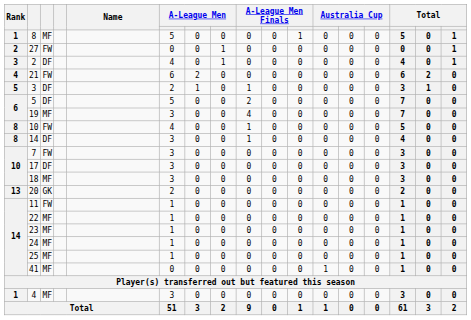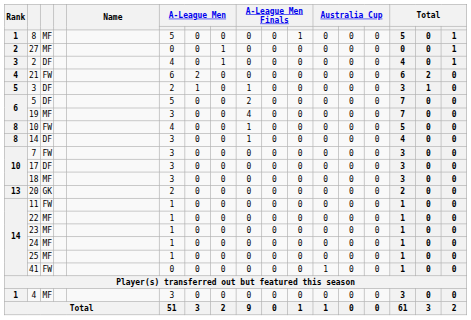(47, 50) FW -> (47, 50) MF
(47, 269) MF -> (47, 269) FW
